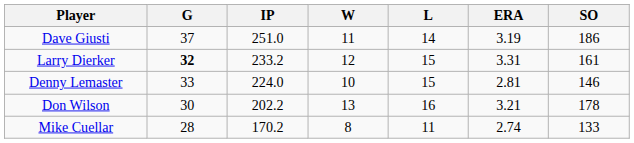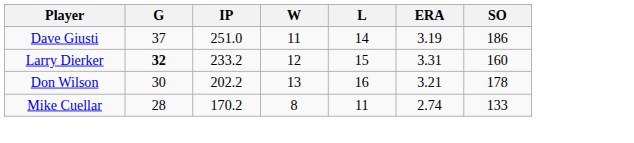(589, 60) 161 -> (497, 60) 160
- row: (76, 82)
